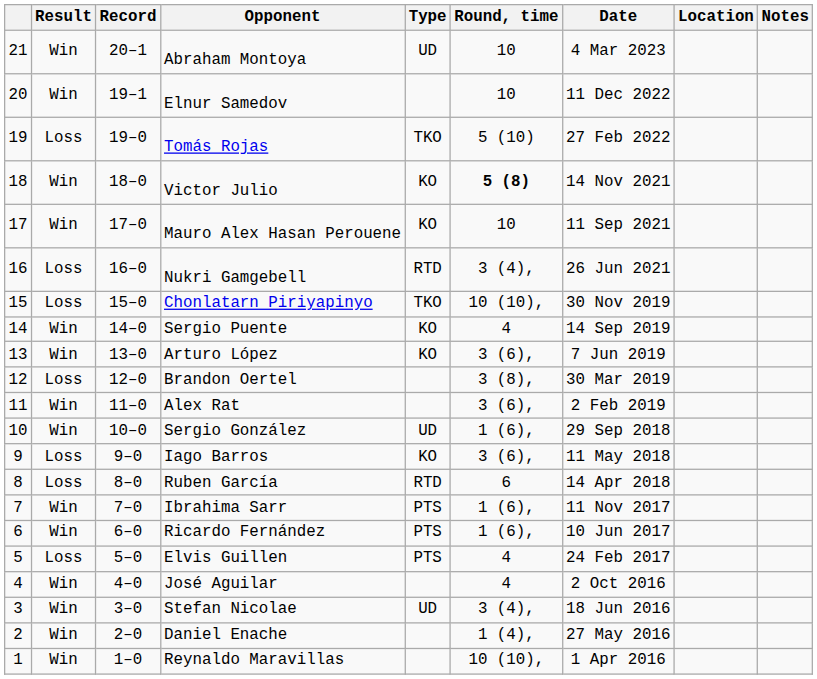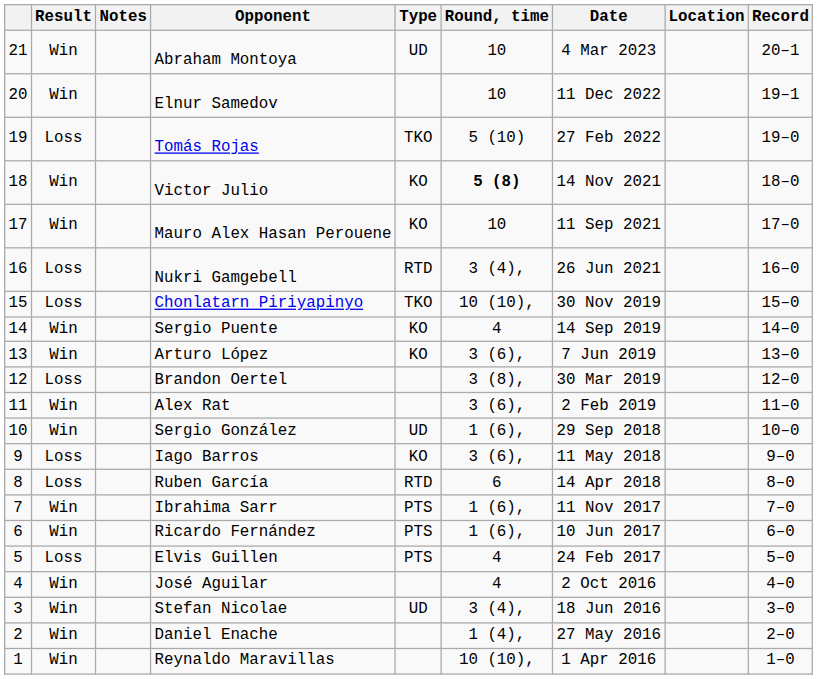columns swapped: (128, 18) <-> (785, 18)
